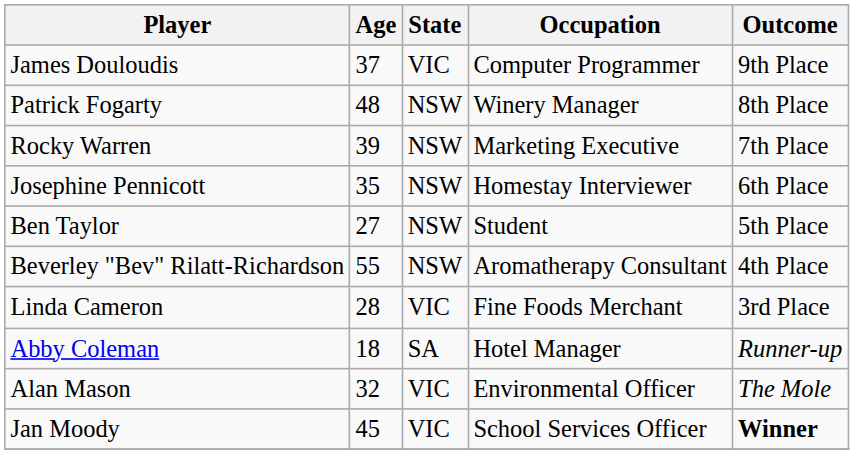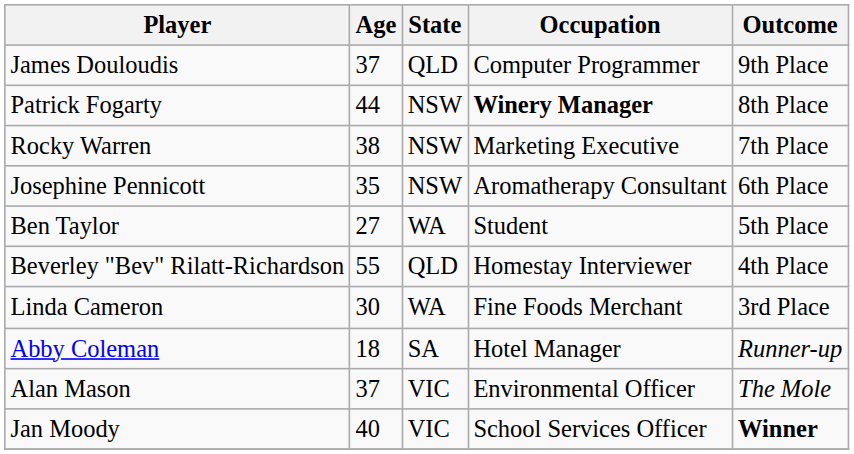(429, 65) VIC -> (433, 65) QLD
(368, 105) 48 -> (368, 105) 44
(556, 105) normal -> (563, 105) bold
(368, 145) 39 -> (368, 145) 38
(582, 186) Homestay Interviewer -> (600, 186) Aromatherapy Consultant
(435, 226) NSW -> (427, 226) WA
(435, 266) NSW -> (433, 266) QLD
(600, 266) Aromatherapy Consultant -> (582, 266) Homestay Interviewer
(368, 307) 28 -> (368, 307) 30
(429, 307) VIC -> (427, 307) WA
(368, 388) 32 -> (368, 388) 37
(368, 428) 45 -> (368, 428) 40
